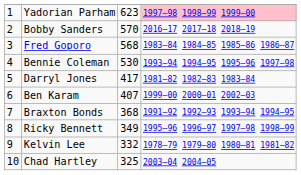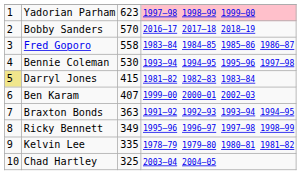(129, 46) 568 -> (129, 46) 558
(10, 79) no background -> (10, 79) khaki background
(129, 79) 417 -> (129, 79) 415
(129, 112) 368 -> (129, 112) 363
(129, 145) 332 -> (129, 145) 335
